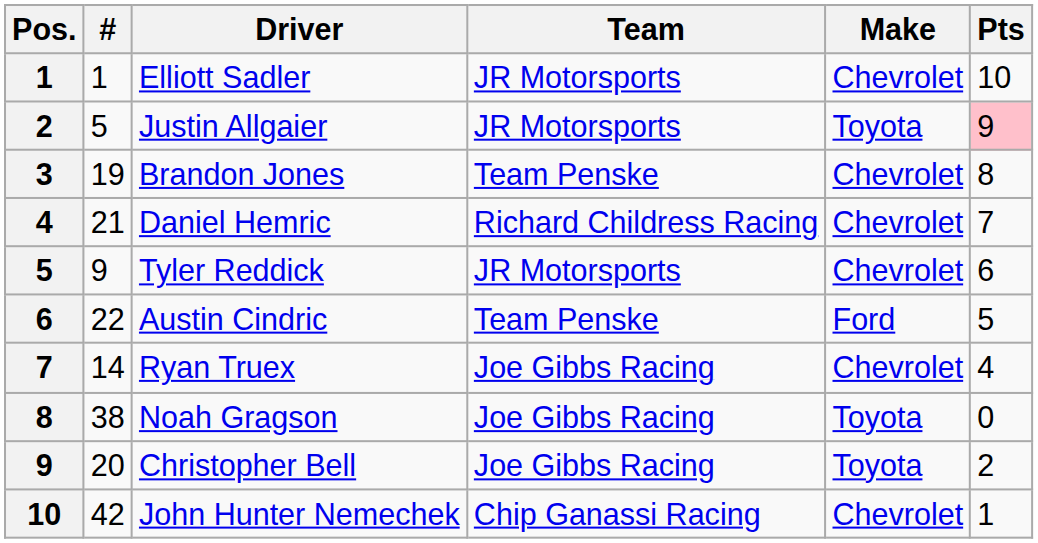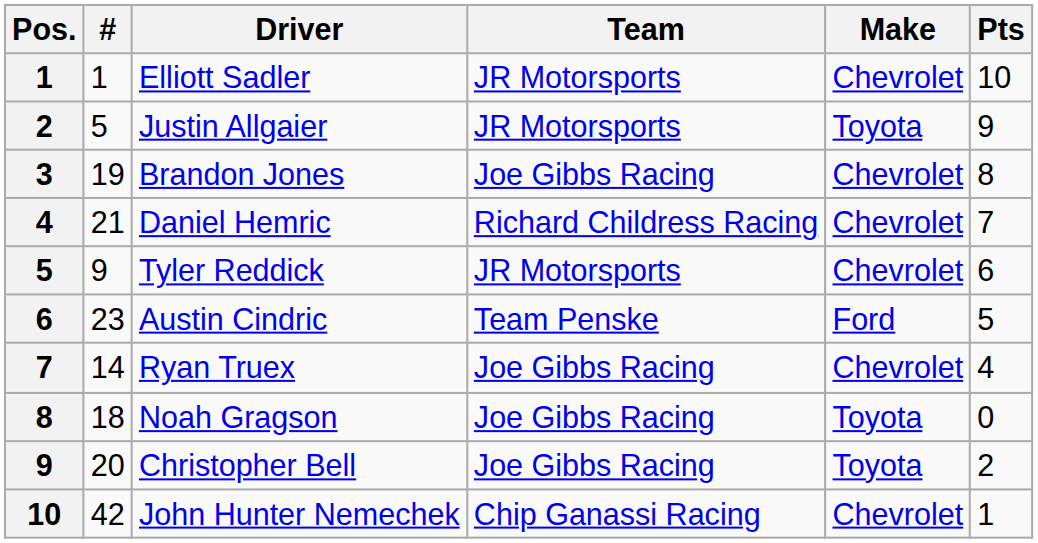(986, 126) pink background -> (986, 126) no background
(566, 174) Team Penske -> (594, 174) Joe Gibbs Racing
(108, 320) 22 -> (108, 320) 23
(108, 416) 38 -> (108, 416) 18
